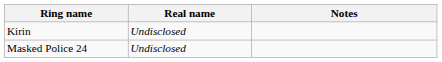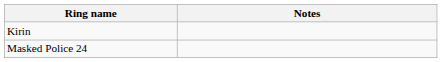- column: (190, 13)
